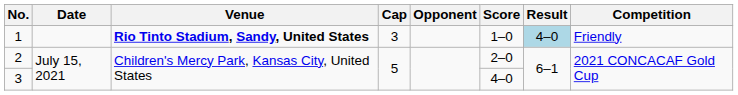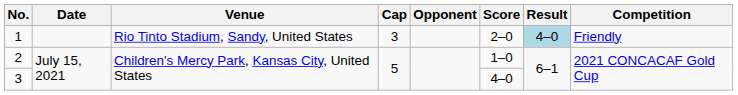(241, 36) bold -> (233, 36) normal
(502, 36) 1–0 -> (502, 36) 2–0
(502, 57) 2–0 -> (502, 57) 1–0
